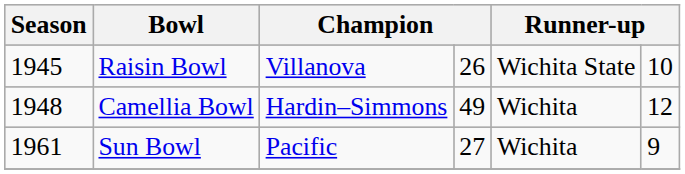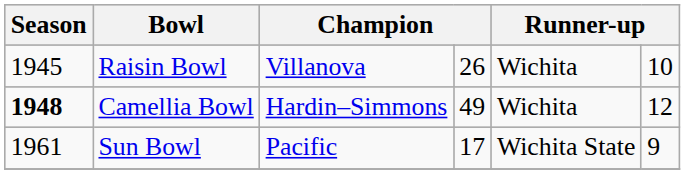(566, 65) Wichita State -> (537, 65) Wichita
(37, 106) normal -> (37, 106) bold
(472, 147) 27 -> (472, 147) 17
(537, 147) Wichita -> (566, 147) Wichita State
